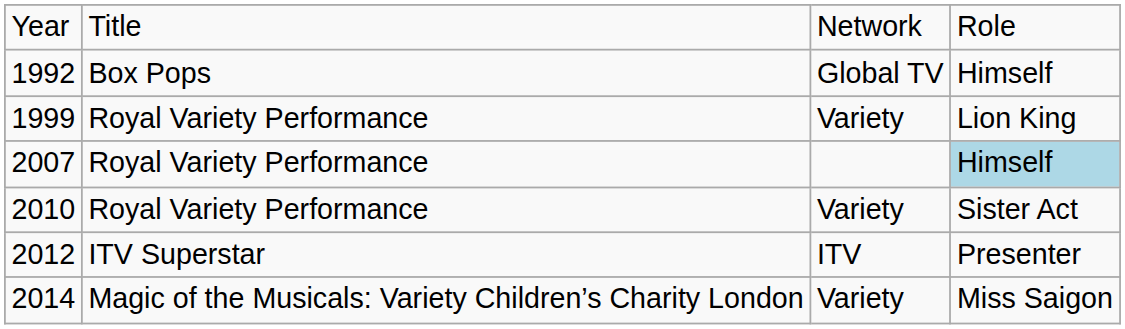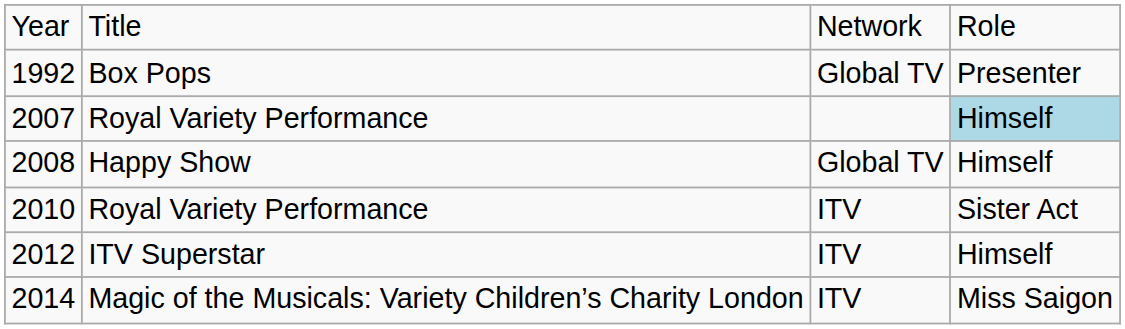(1005, 72) Himself -> (1019, 72) Presenter
- row: (43, 118)
+ row: (43, 163)
(860, 208) Variety -> (839, 208) ITV
(1019, 254) Presenter -> (1005, 254) Himself
(860, 299) Variety -> (839, 299) ITV
